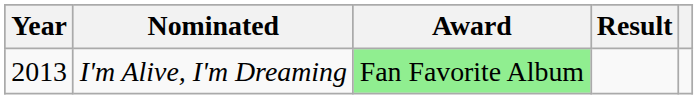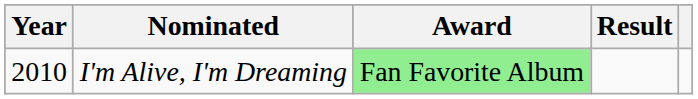(39, 70) 2013 -> (39, 70) 2010
